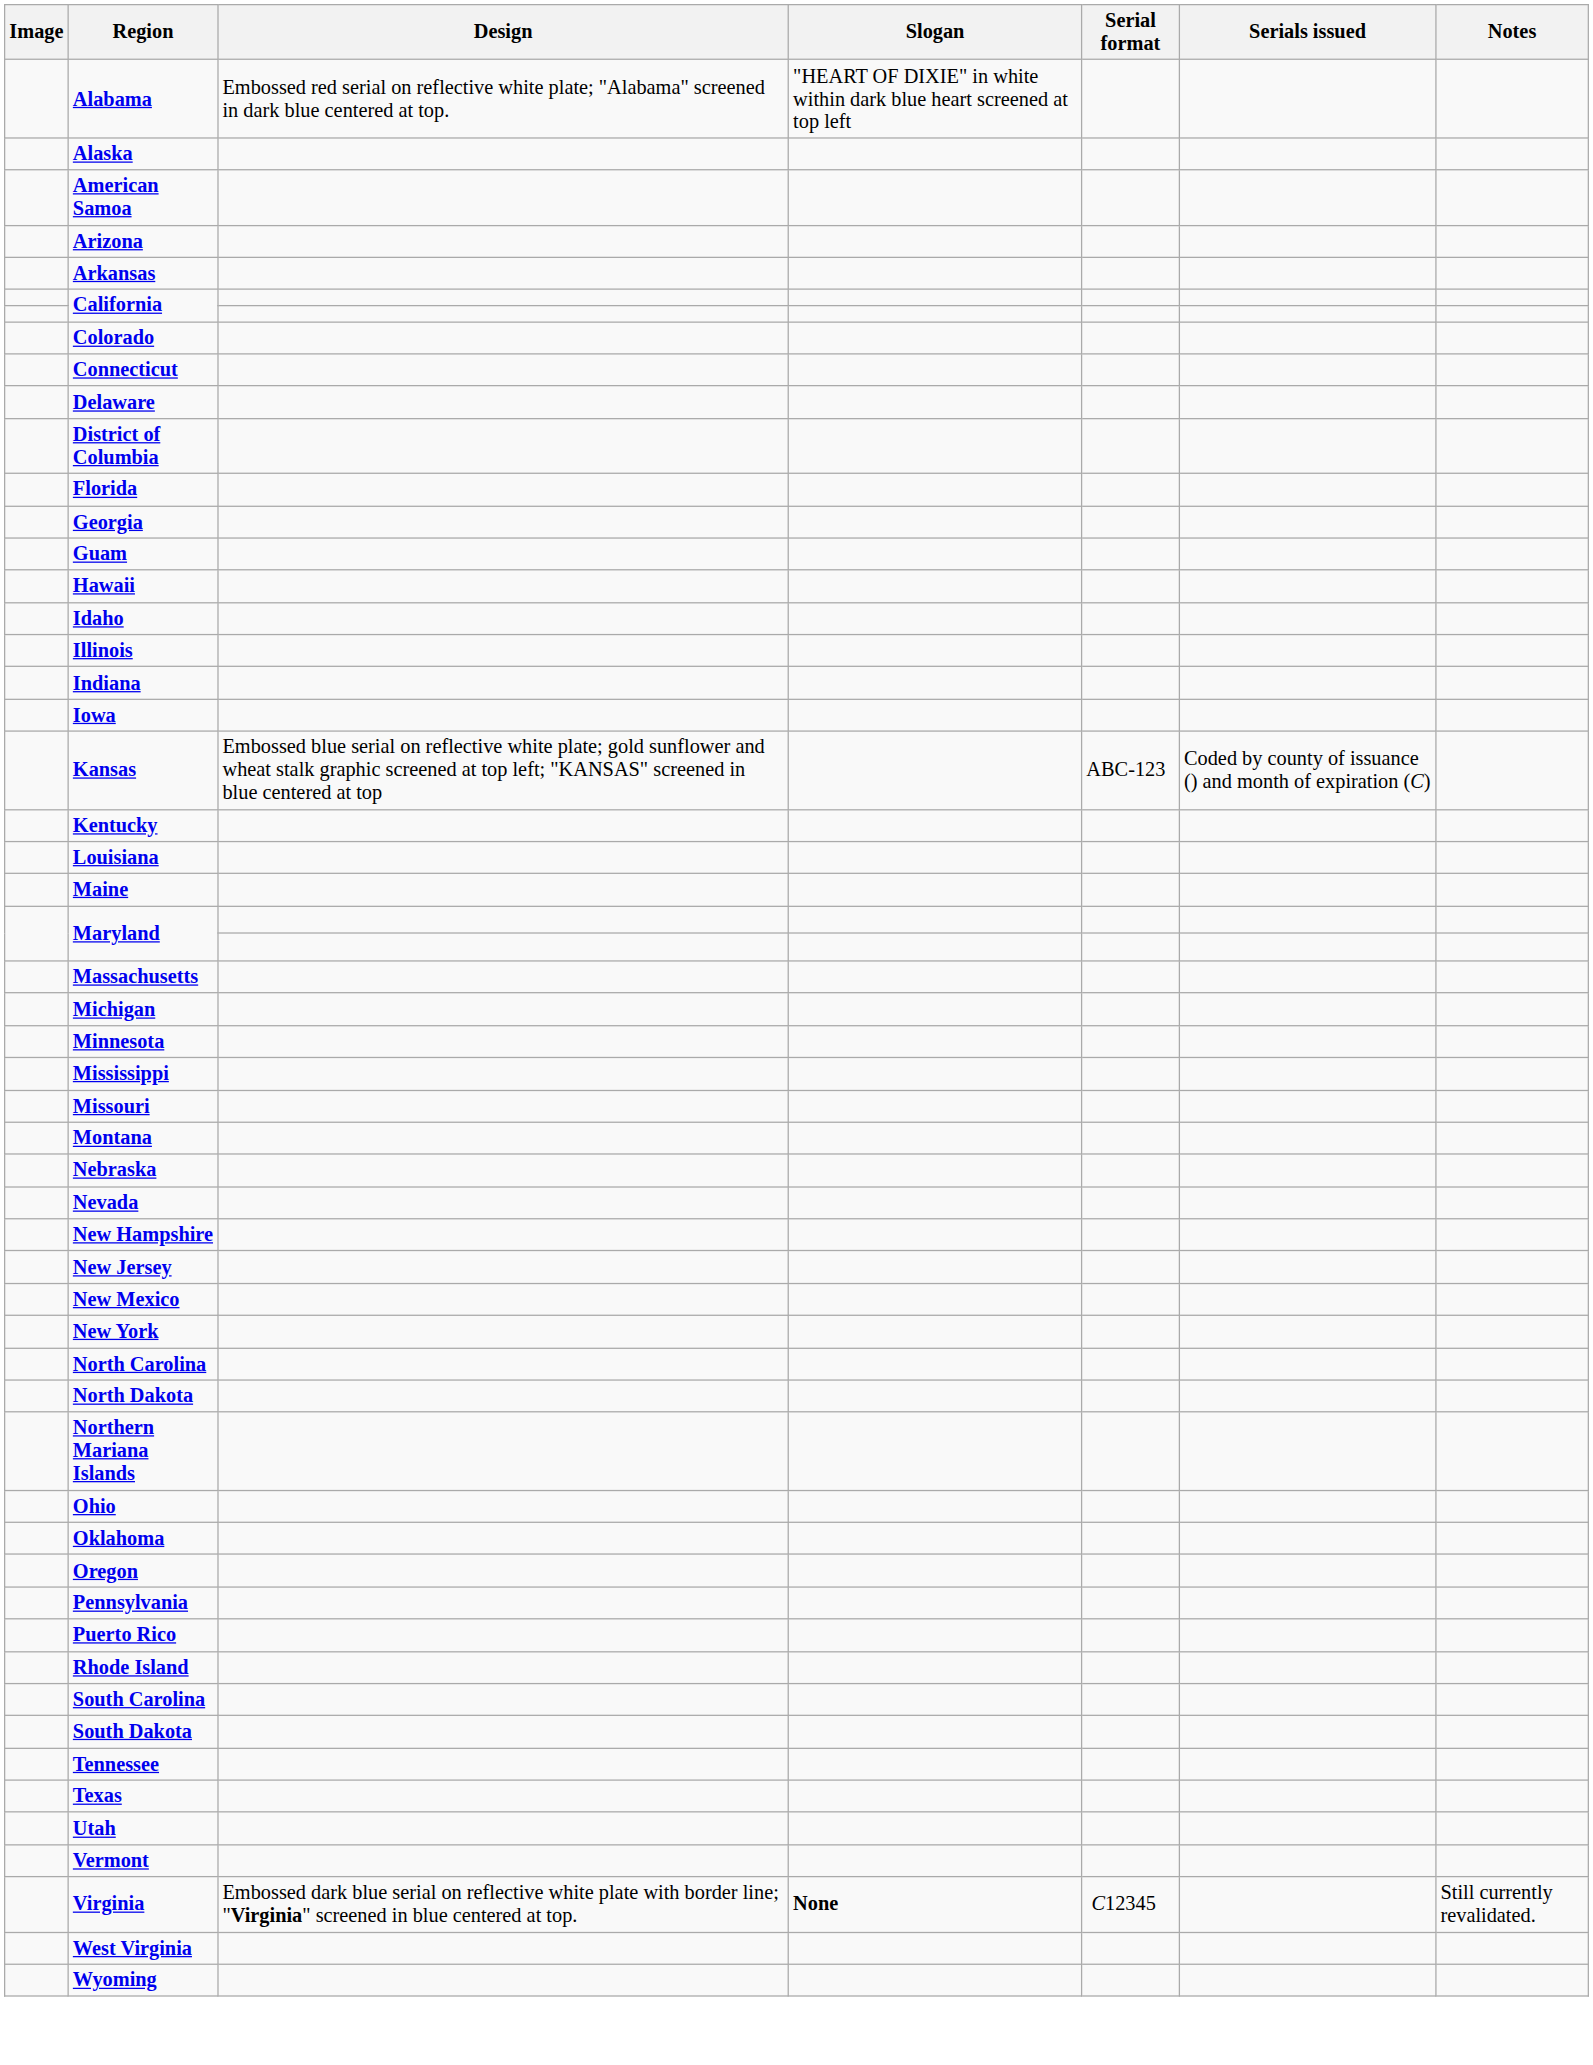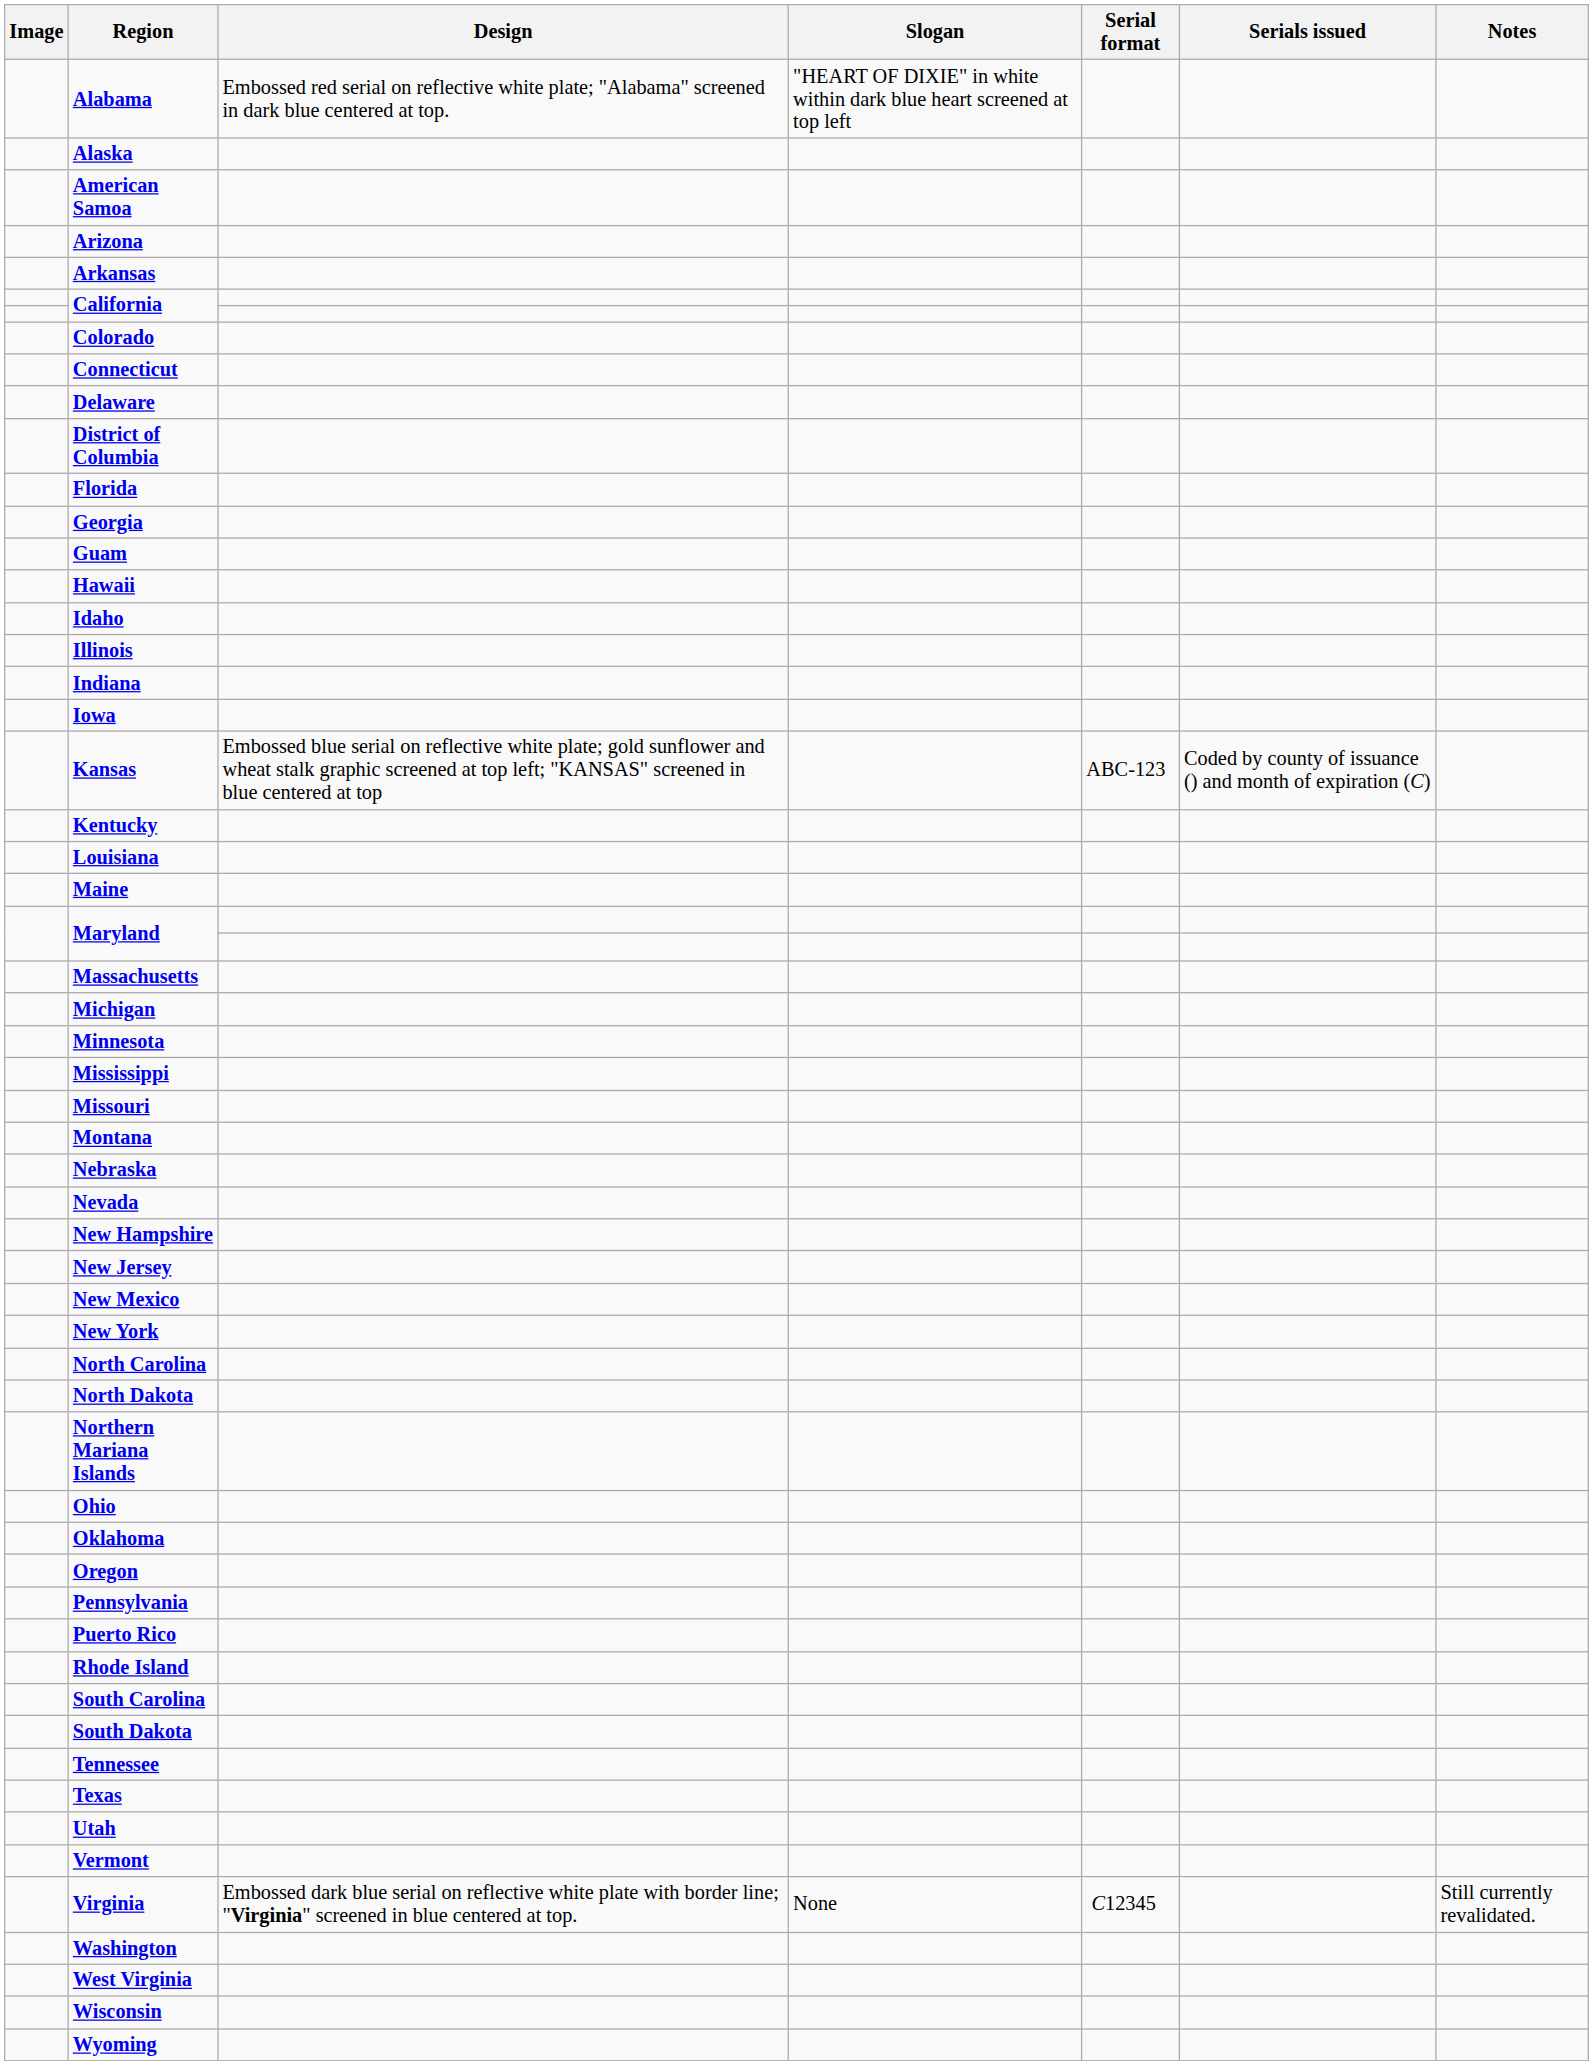(816, 1904) bold -> (815, 1904) normal
+ row: (125, 1947)
+ row: (117, 2012)
